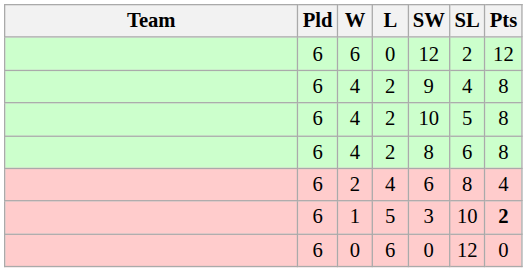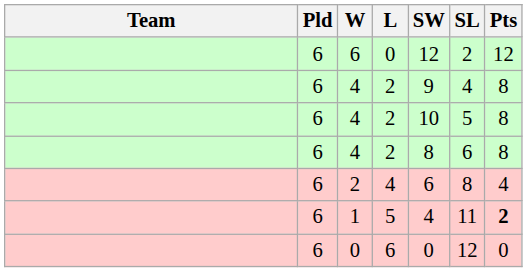(429, 217) 3 -> (429, 217) 4
(467, 217) 10 -> (467, 217) 11
